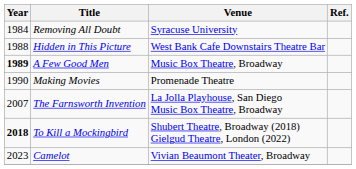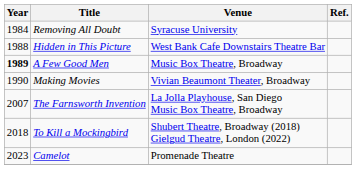(192, 81) Promenade Theatre -> (230, 81) Vivian Beaumont Theater, Broadway
(18, 133) bold -> (18, 133) normal
(230, 156) Vivian Beaumont Theater, Broadway -> (192, 156) Promenade Theatre
